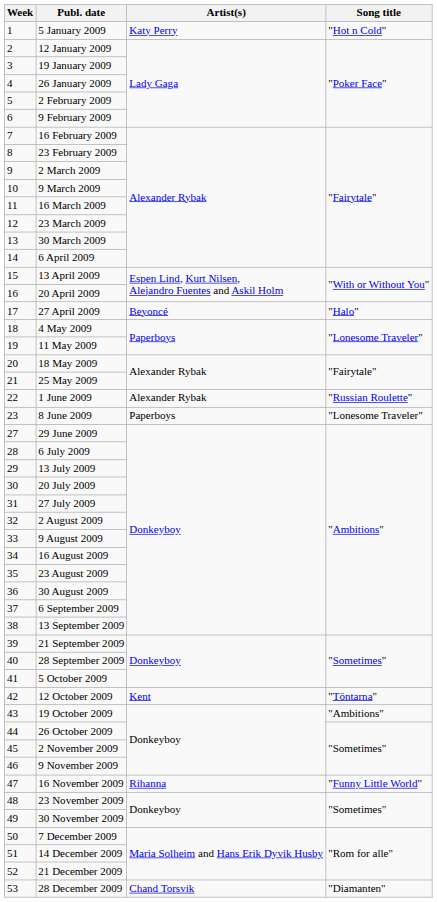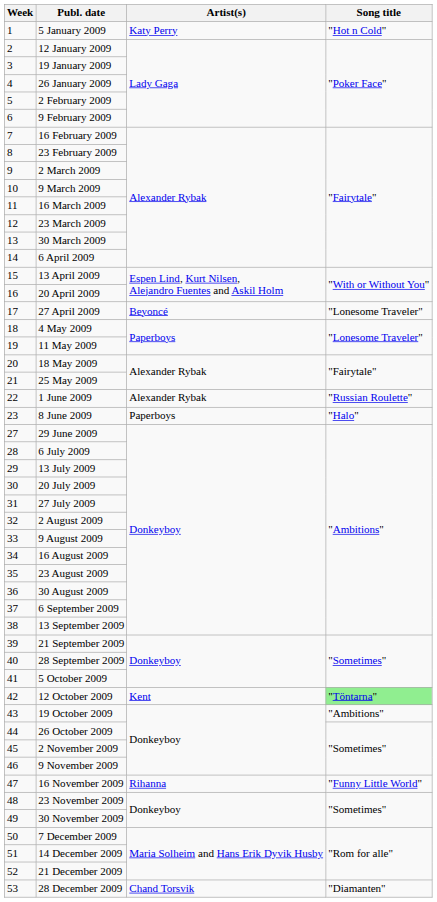(343, 310) "Halo" -> (375, 310) "Lonesome Traveler"
(375, 415) "Lonesome Traveler" -> (343, 415) "Halo"
(353, 696) no background -> (353, 696) lightgreen background
